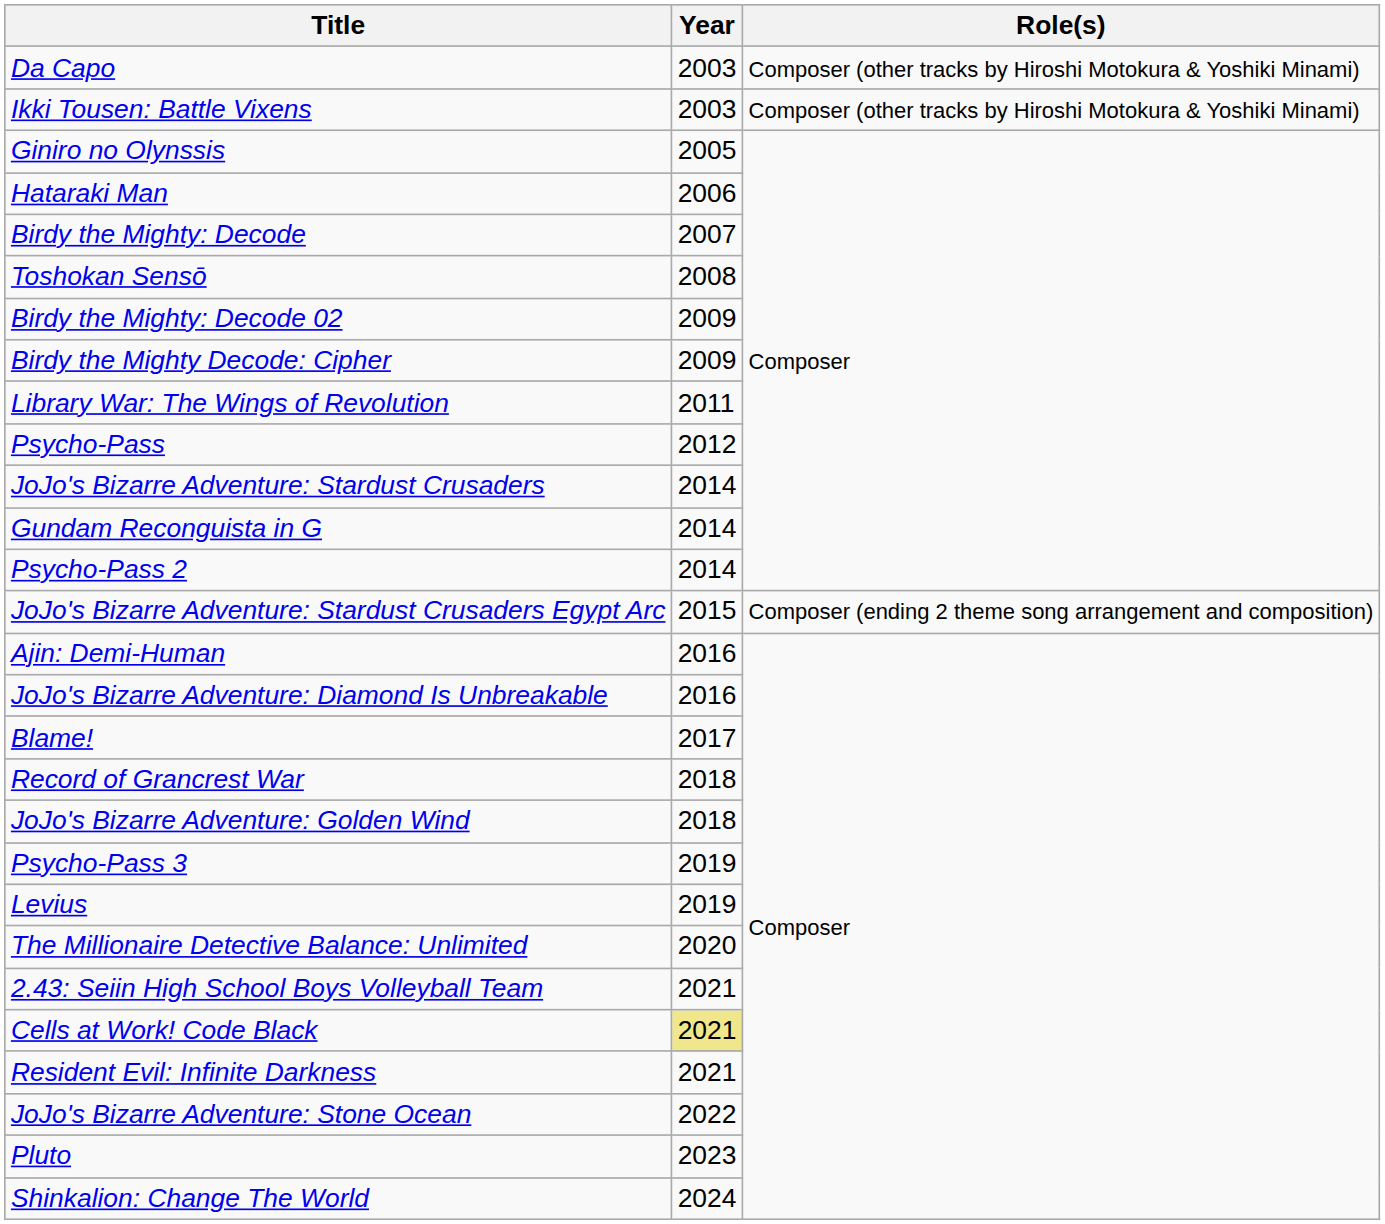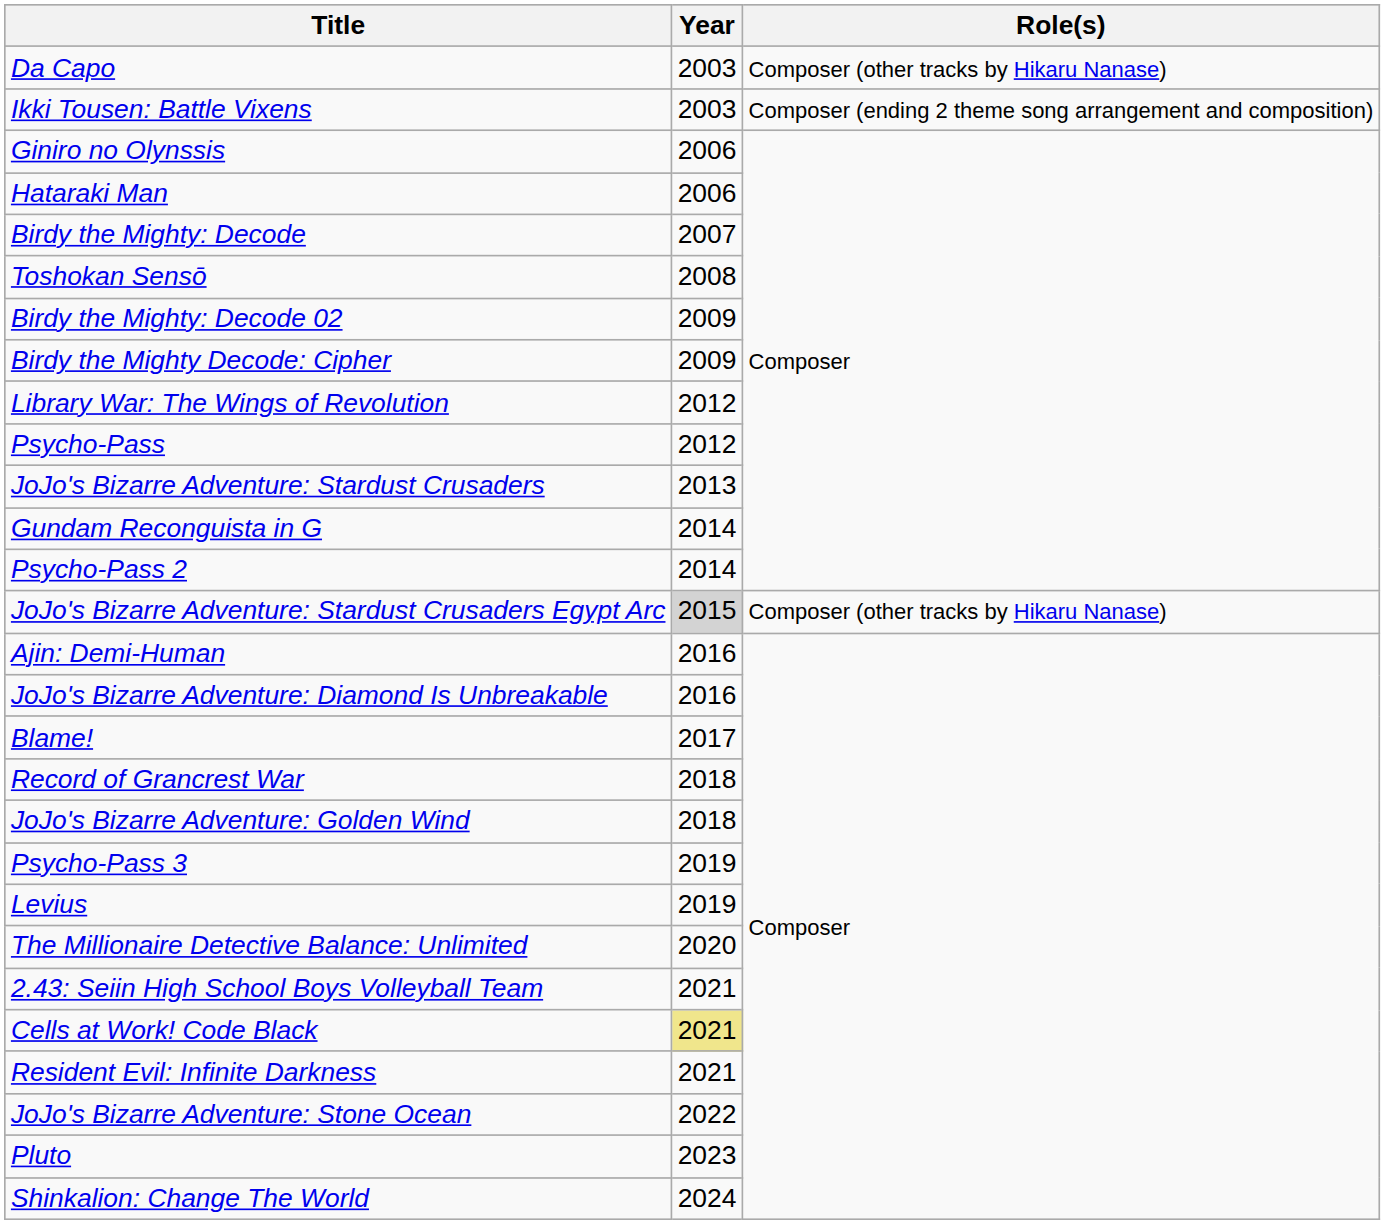(1054, 68) Composer (other tracks by Hiroshi Motokura & Yoshiki Minami) -> (958, 68) Composer (other tracks by Hikaru Nanase)
(1054, 110) Composer (other tracks by Hiroshi Motokura & Yoshiki Minami) -> (1061, 110) Composer (ending 2 theme song arrangement and composition)
(707, 151) 2005 -> (707, 151) 2006
(706, 402) 2011 -> (707, 402) 2012
(707, 485) 2014 -> (707, 485) 2013
(707, 611) no background -> (707, 611) lightgrey background
(1061, 613) Composer (ending 2 theme song arrangement and composition) -> (958, 613) Composer (other tracks by Hikaru Nanase)
